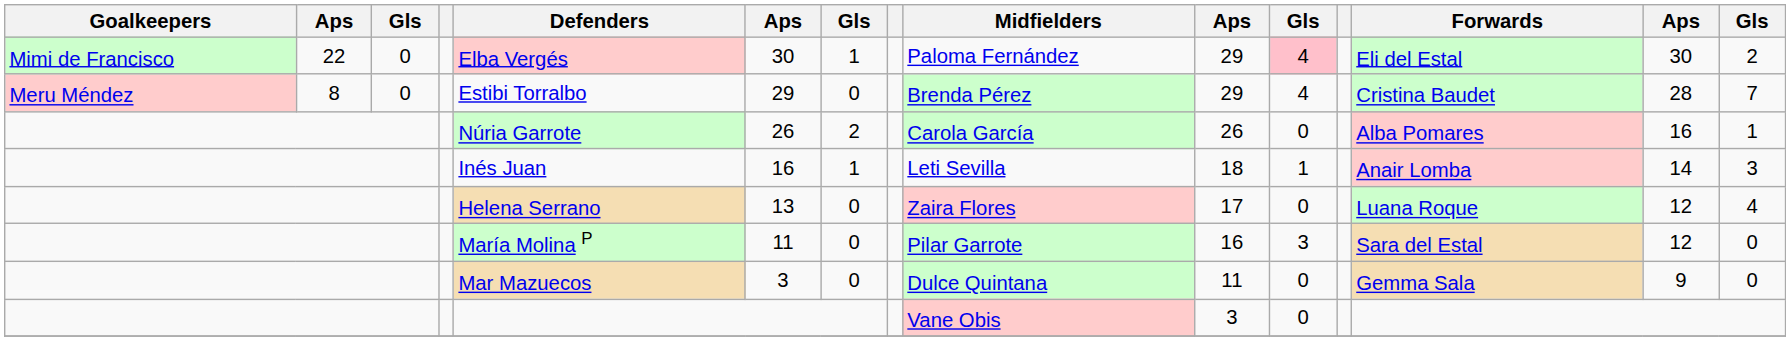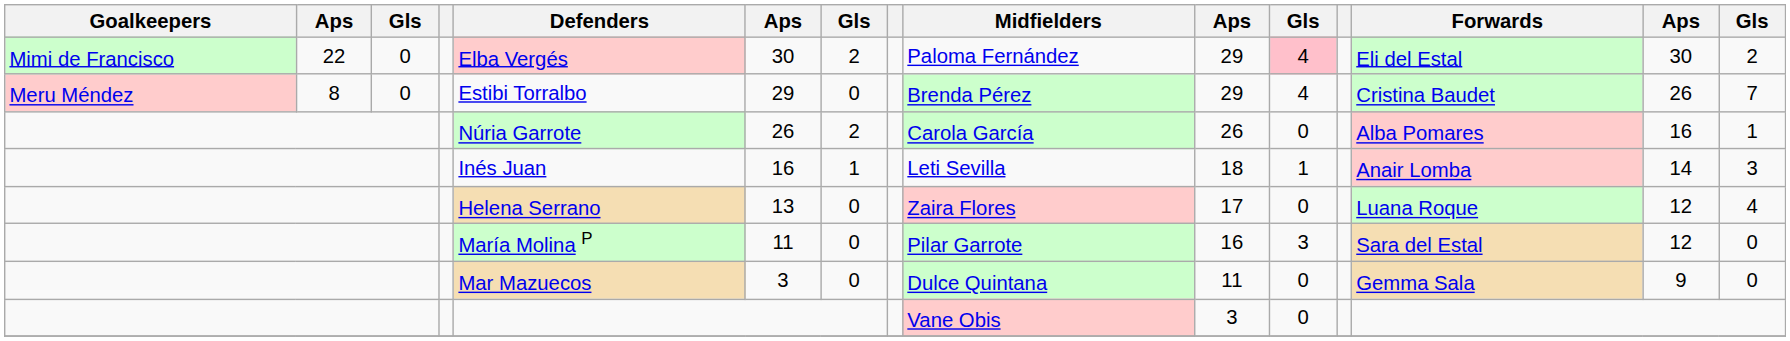(854, 56) 1 -> (854, 56) 2
(1681, 93) 28 -> (1681, 93) 26
